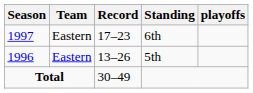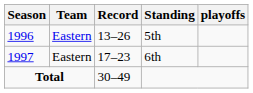rows swapped: (153, 56) <-> (153, 35)
